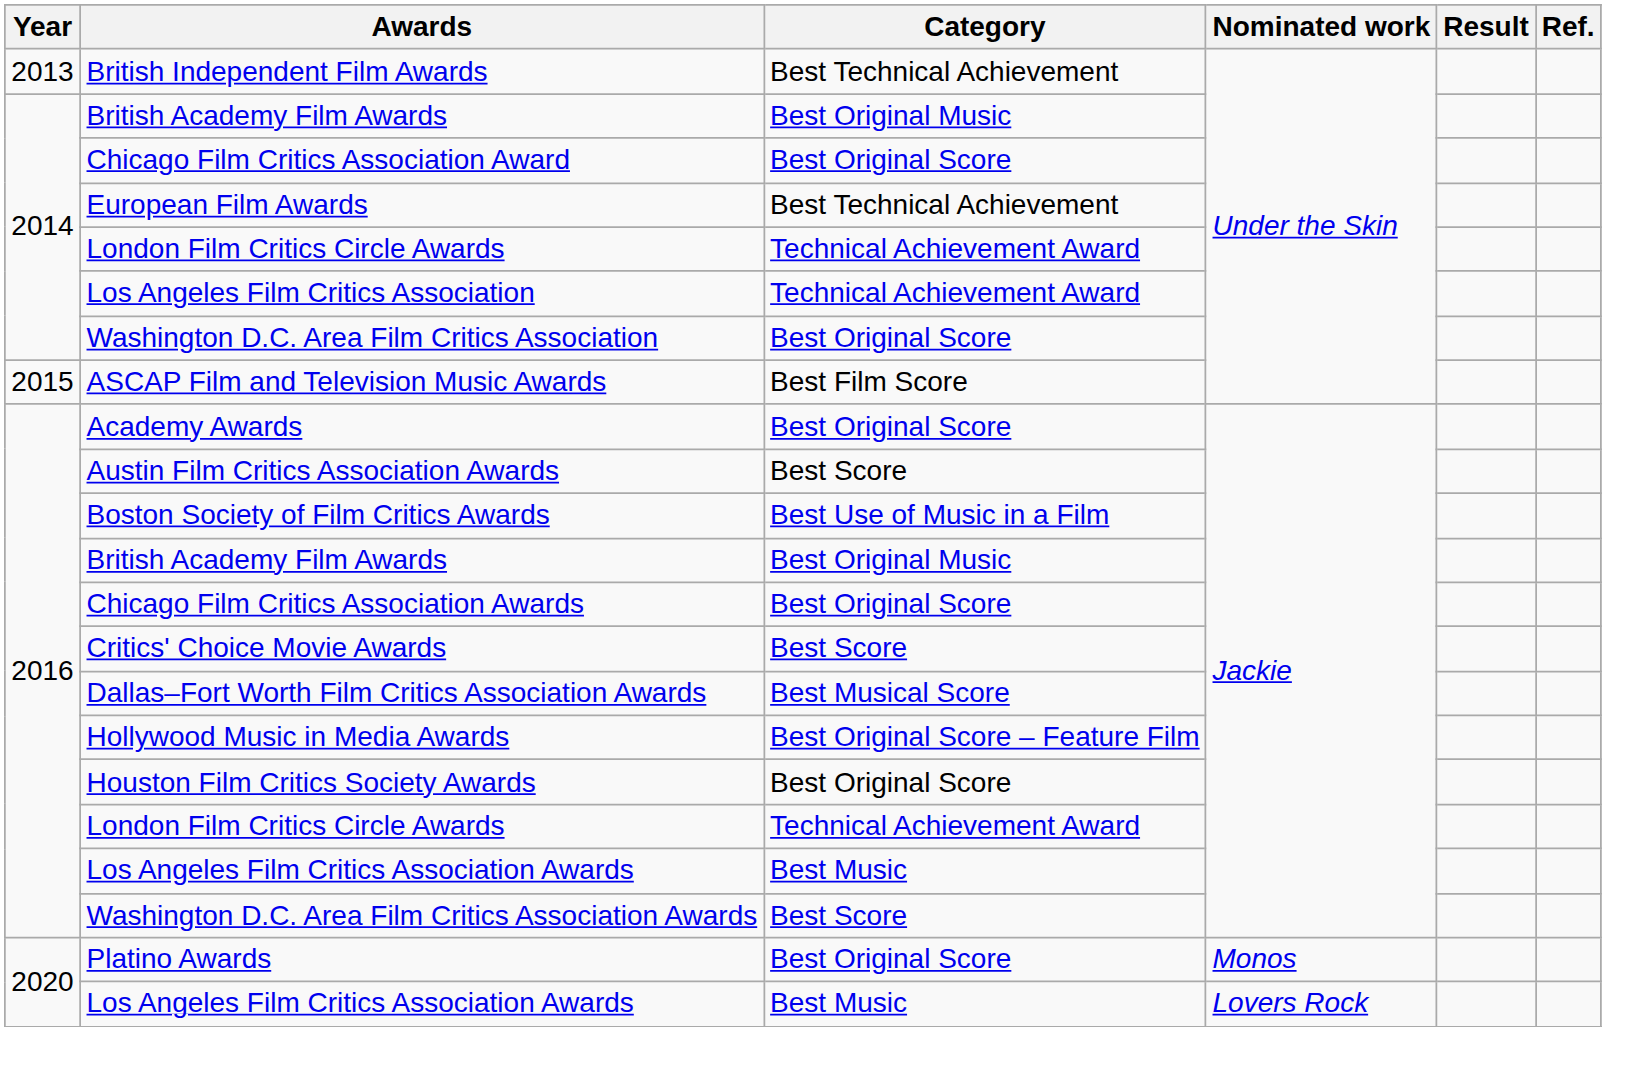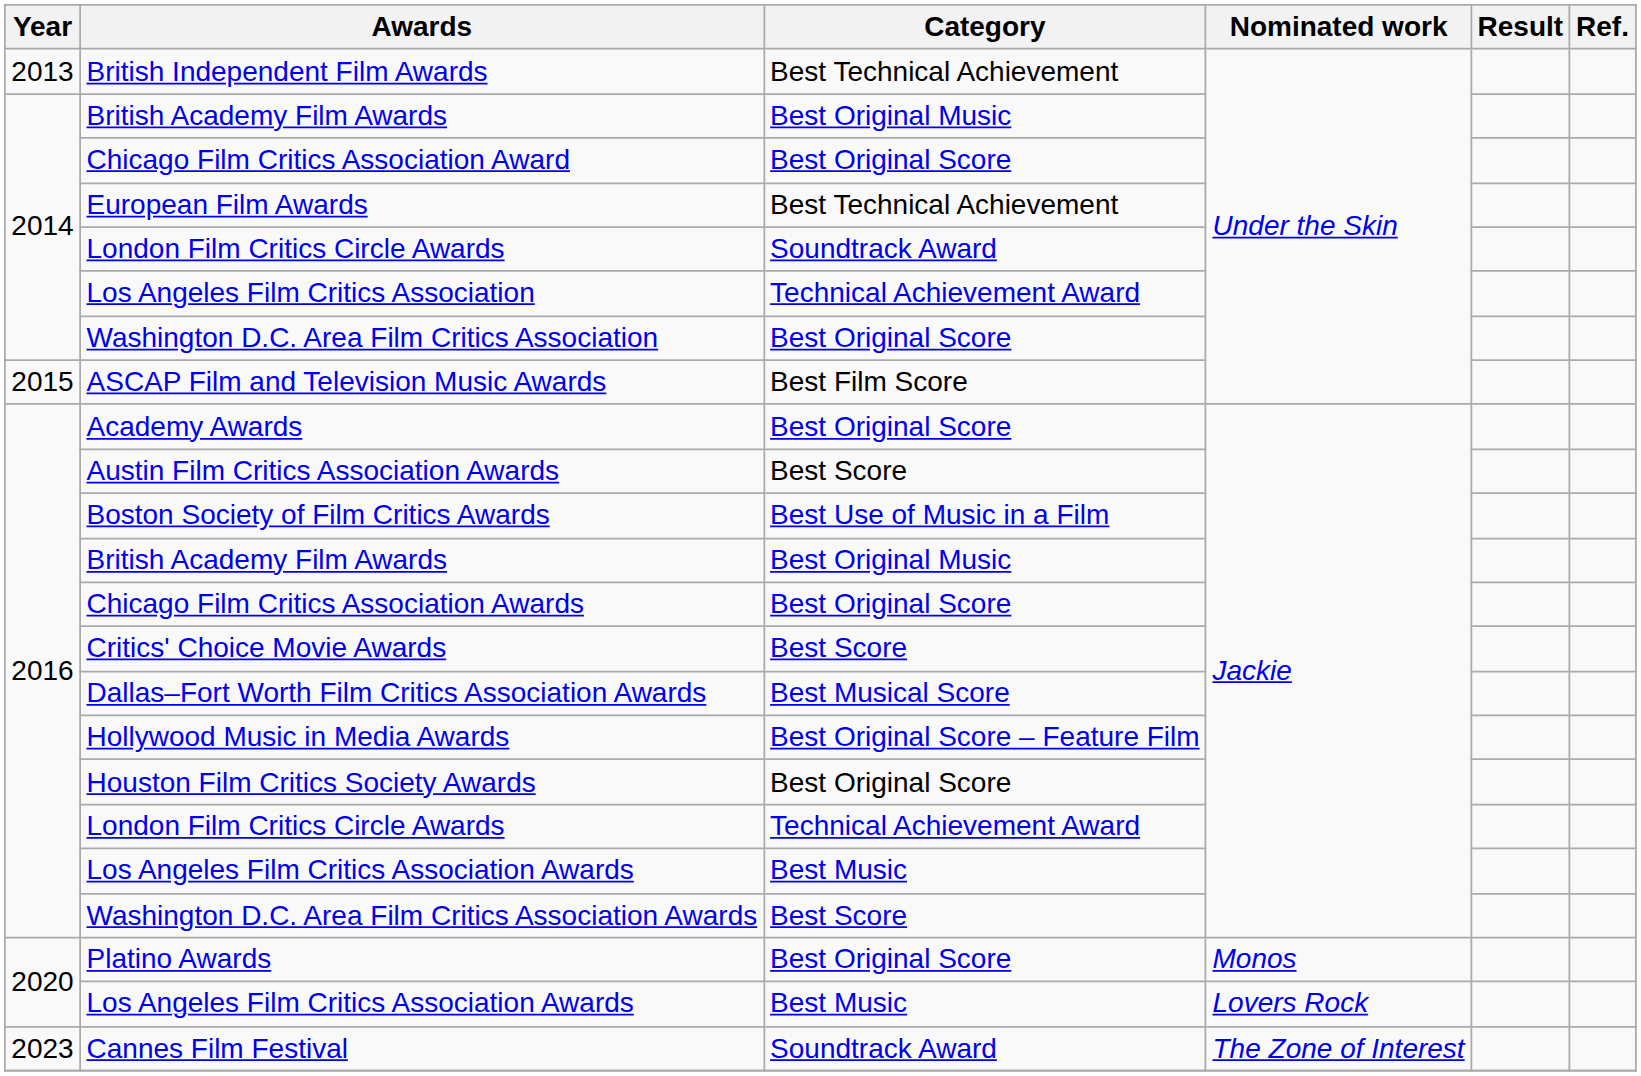(955, 248) Technical Achievement Award -> (883, 248) Soundtrack Award
+ row: (42, 1048)
